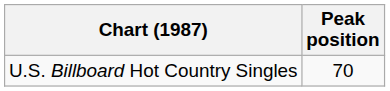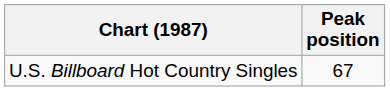(343, 70) 70 -> (343, 70) 67
